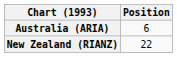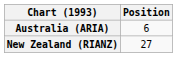(146, 44) 22 -> (146, 44) 27
